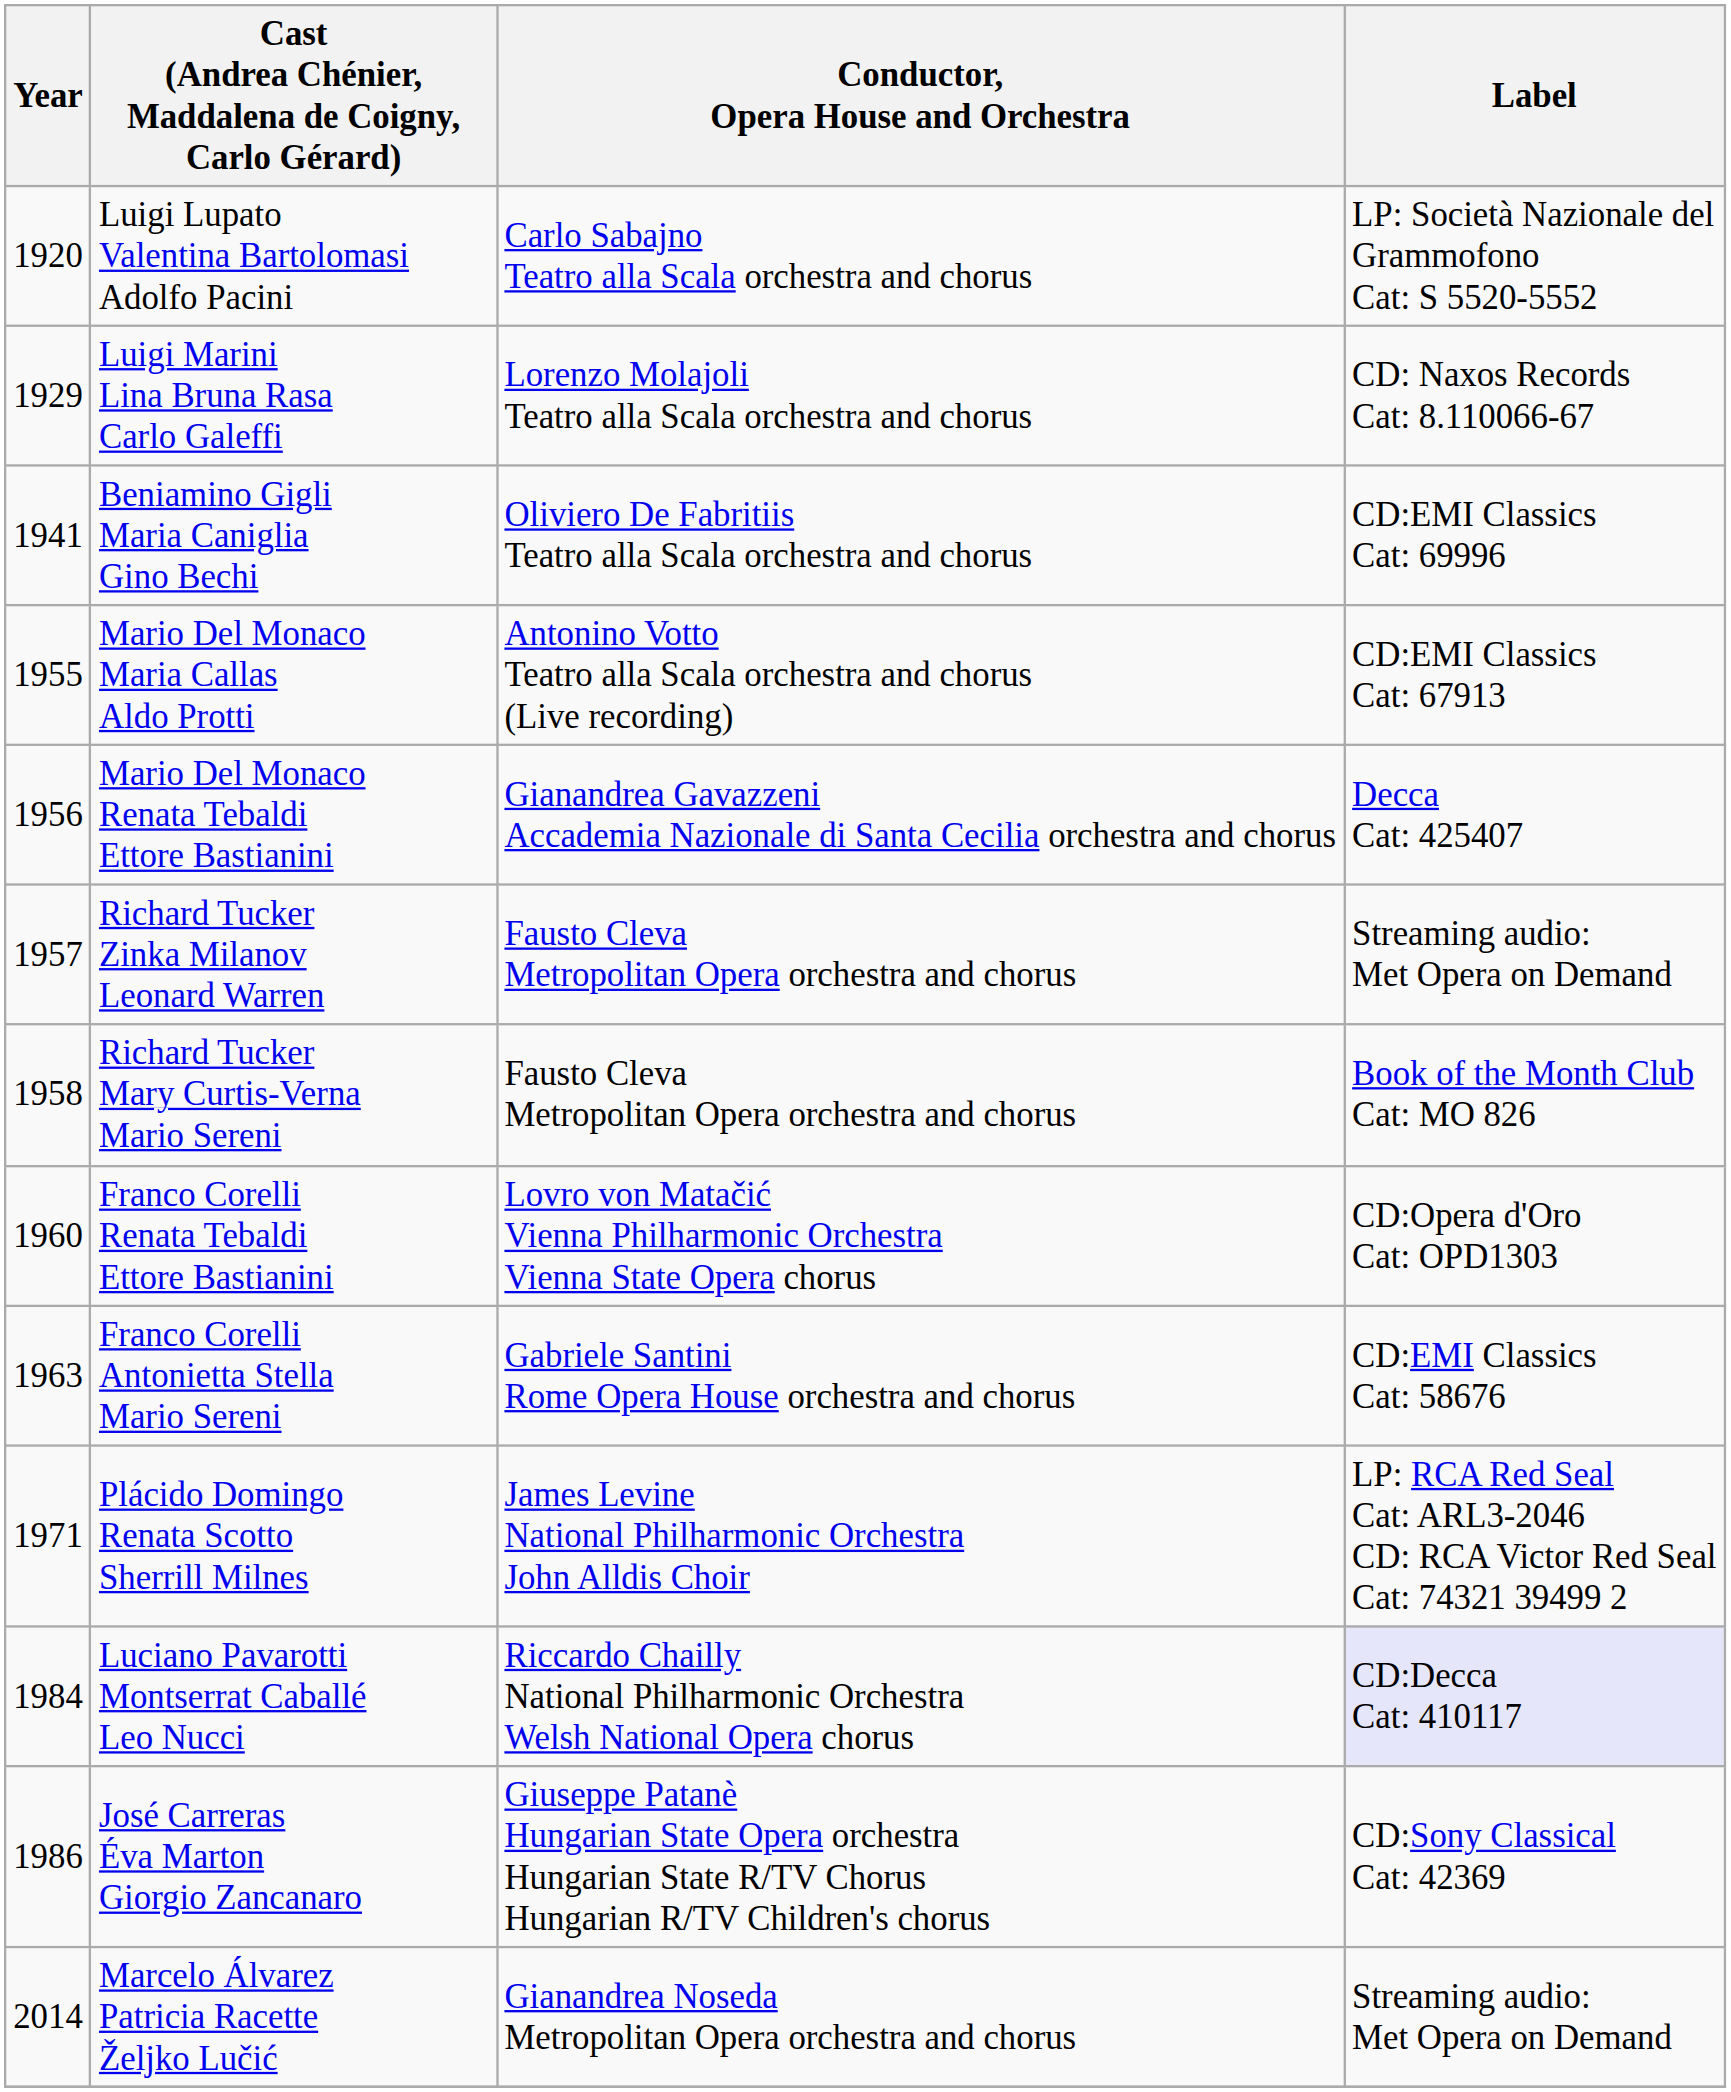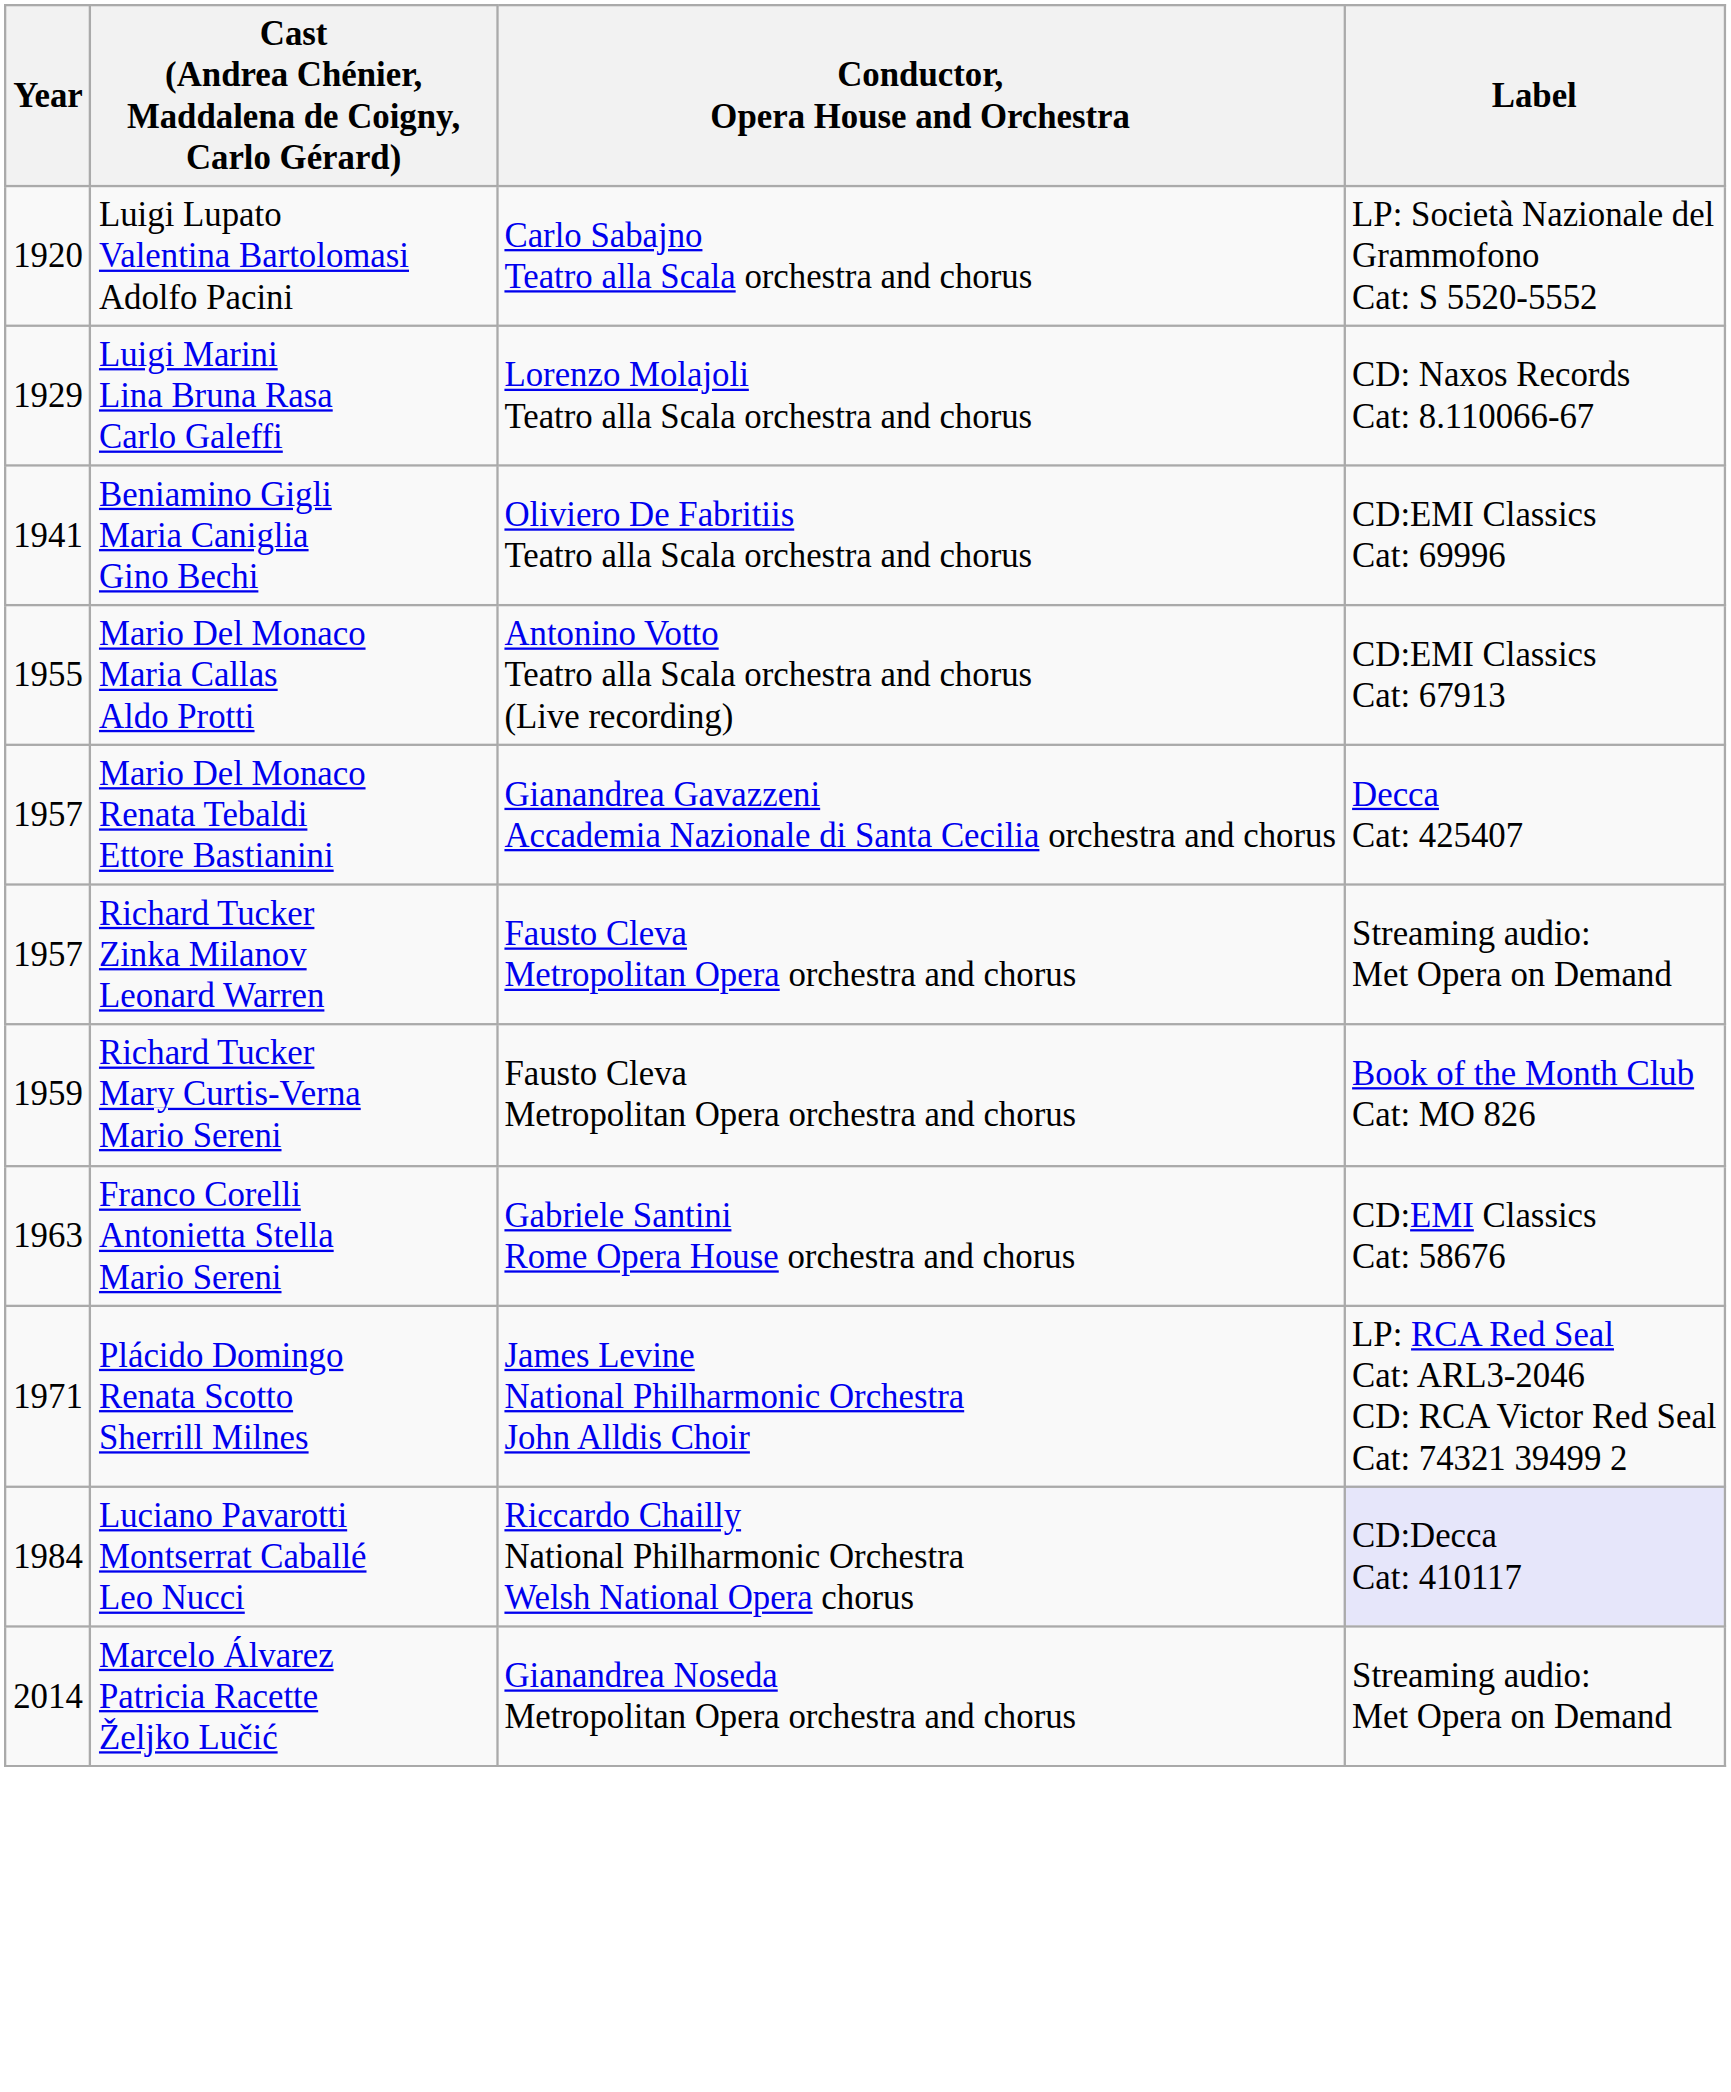(48, 814) 1956 -> (48, 814) 1957
(48, 1094) 1958 -> (48, 1094) 1959
- row: (216, 1234)
- row: (230, 1855)
